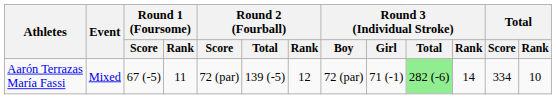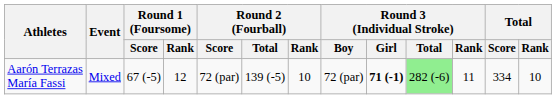(180, 76) 11 -> (180, 76) 12
(305, 76) 12 -> (305, 76) 10
(386, 76) normal -> (386, 76) bold
(469, 76) 14 -> (469, 76) 11
